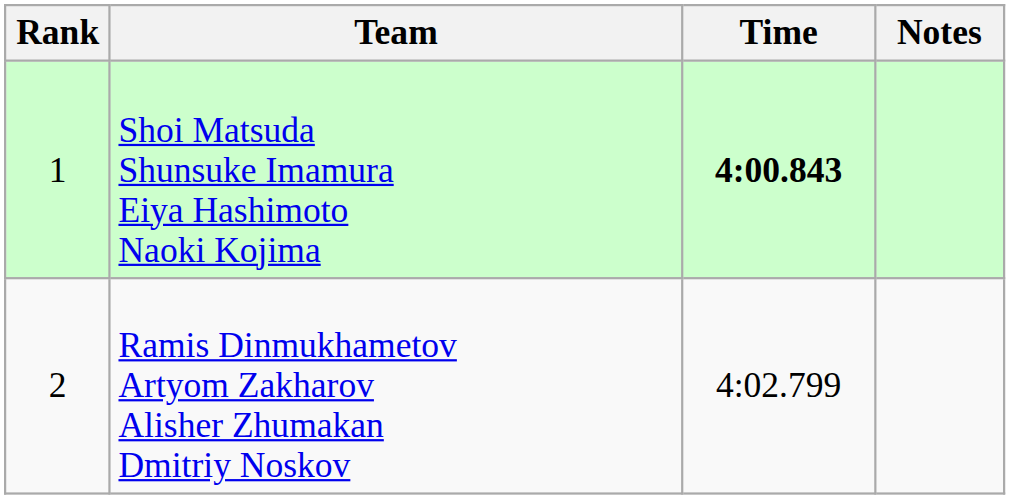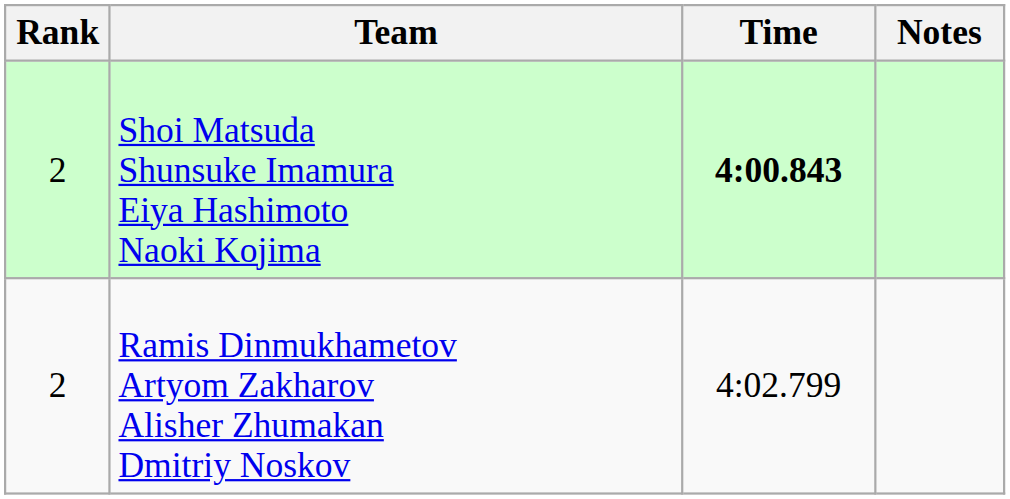(58, 168) 1 -> (58, 168) 2
